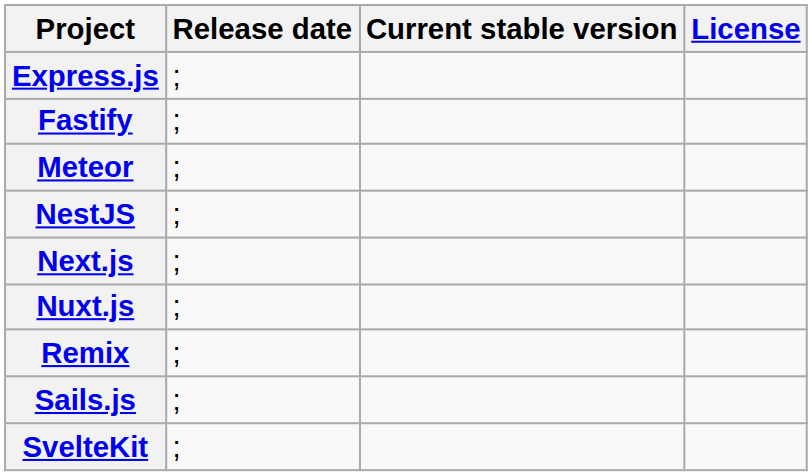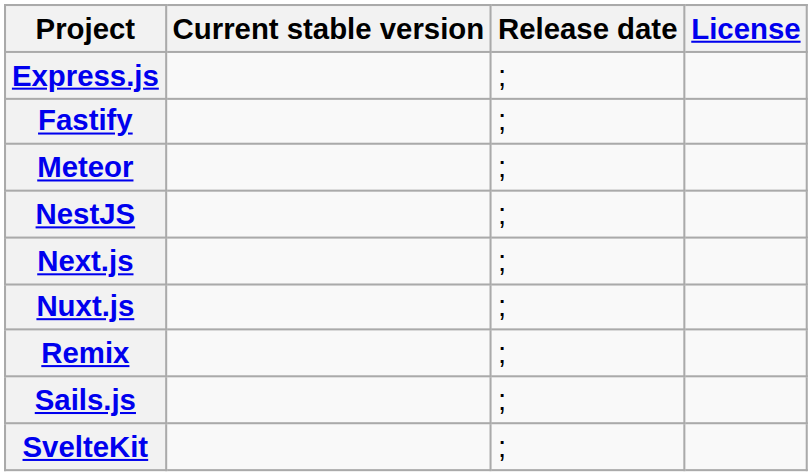columns swapped: (522, 29) <-> (262, 29)
